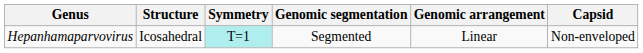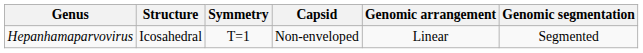columns swapped: (593, 15) <-> (341, 15)
(238, 36) paleturquoise background -> (238, 36) no background
